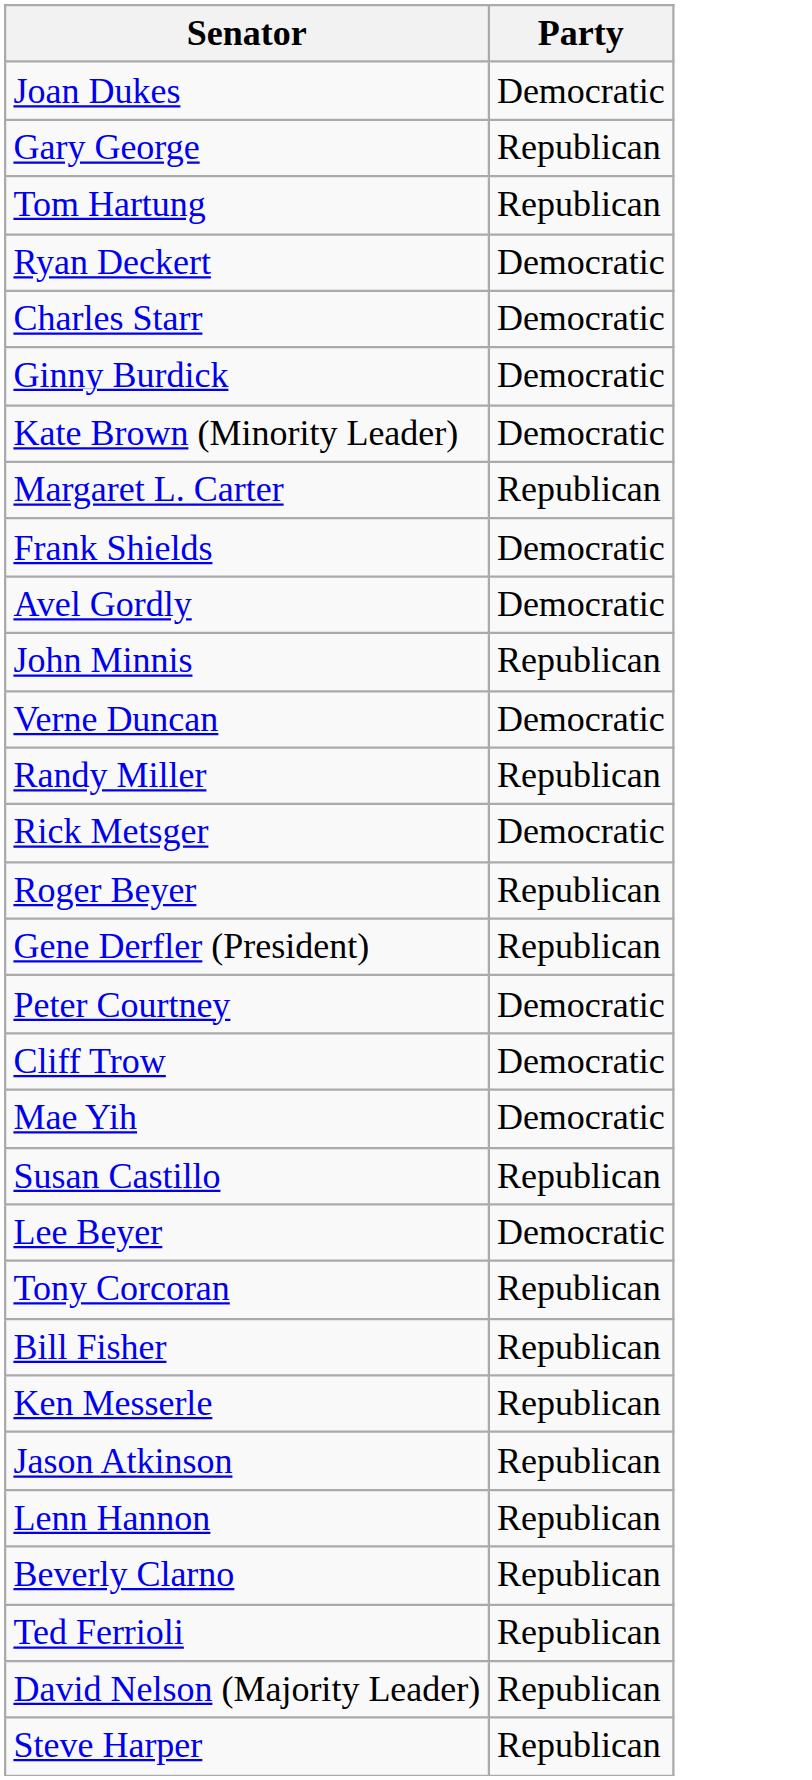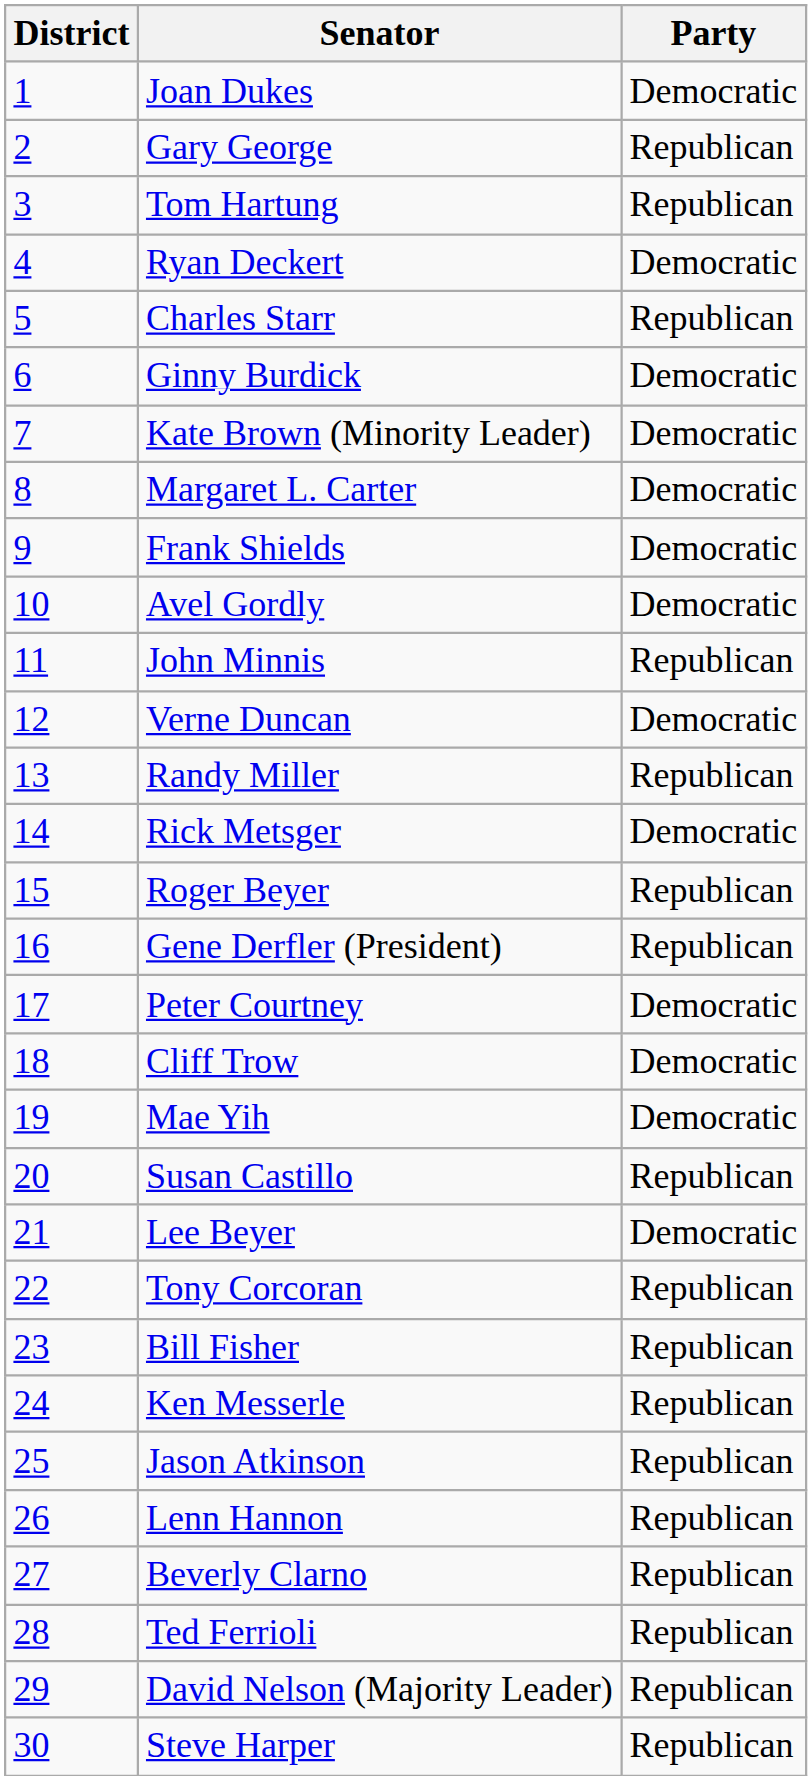+ column: (71, 33)
(581, 318) Democratic -> (711, 318) Republican
(579, 489) Republican -> (713, 489) Democratic
